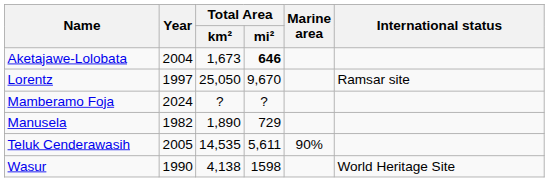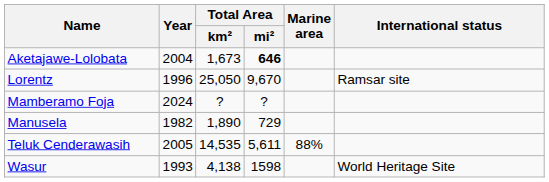(178, 79) 1997 -> (178, 79) 1996
(309, 144) 90% -> (309, 144) 88%
(178, 166) 1990 -> (178, 166) 1993
